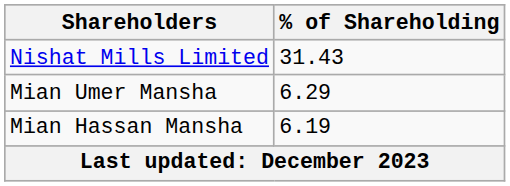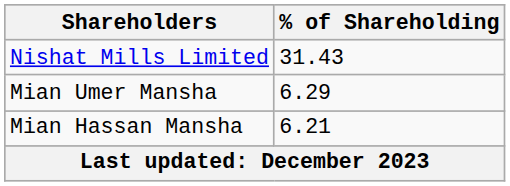(305, 128) 6.19 -> (305, 128) 6.21
